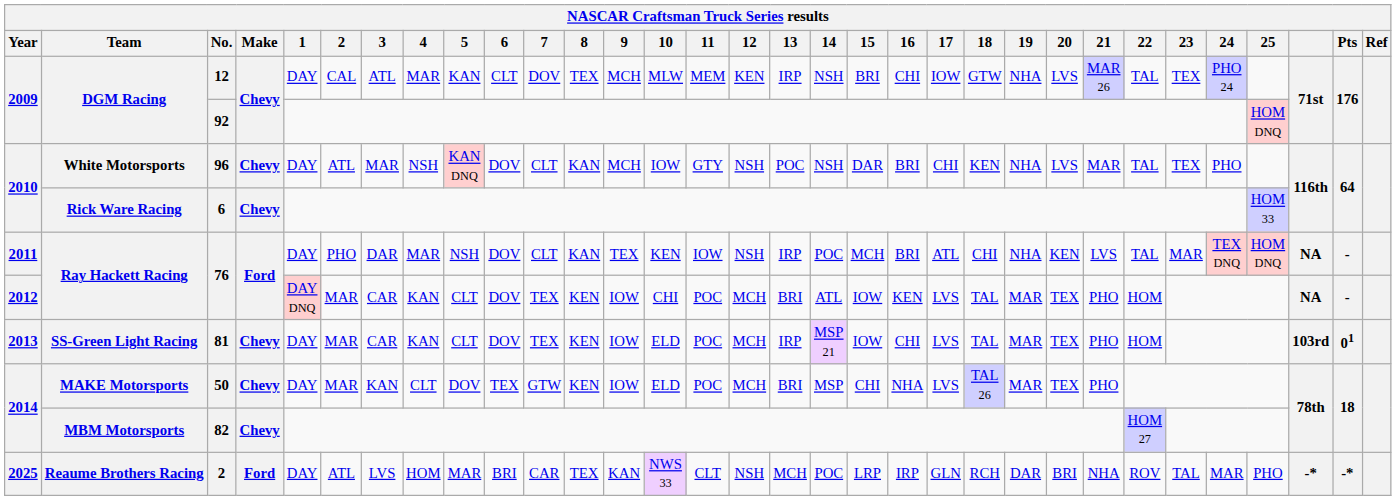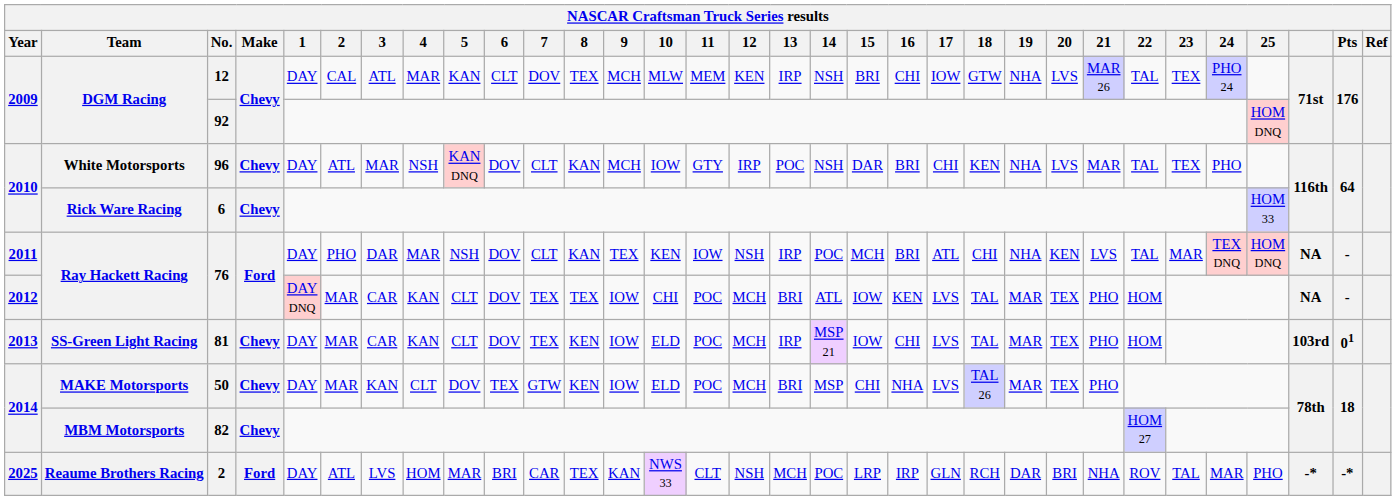(749, 165) NSH -> (749, 165) IRP
(584, 297) KEN -> (584, 297) TEX
